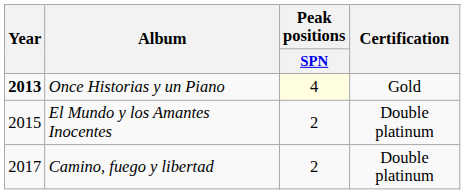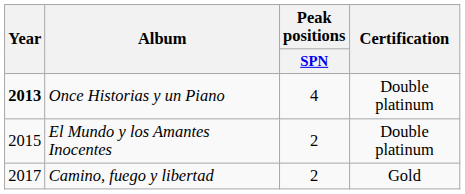(314, 86) lightyellow background -> (314, 95) no background
(404, 86) Gold -> (404, 95) Double platinum
(404, 166) Double platinum -> (404, 176) Gold
